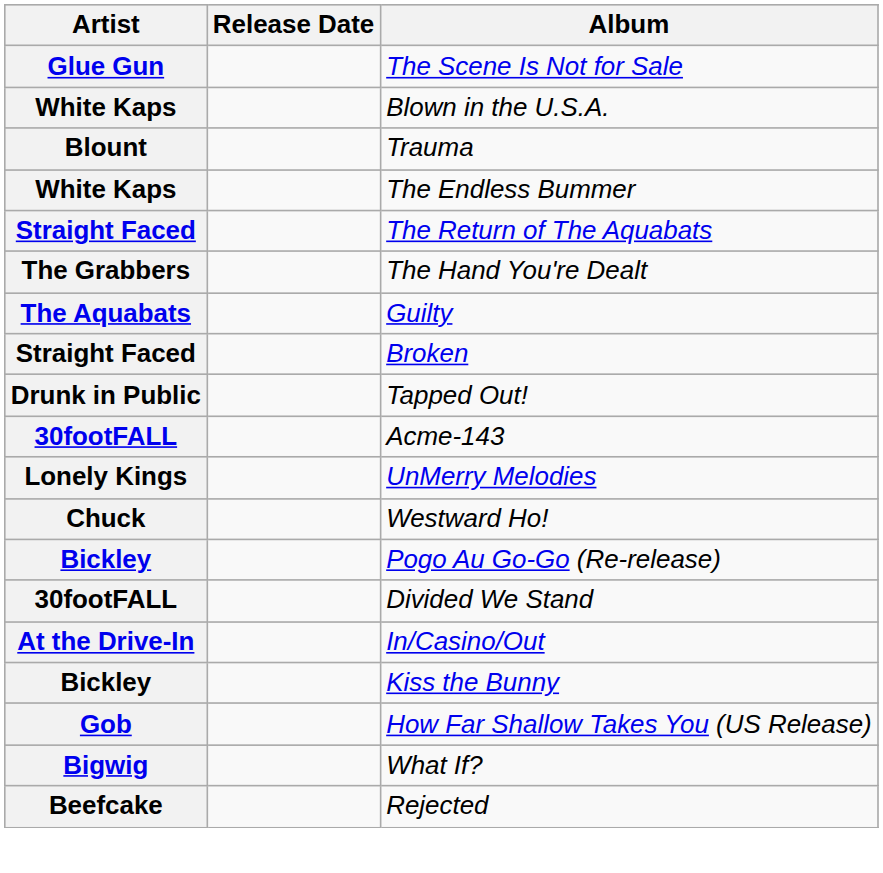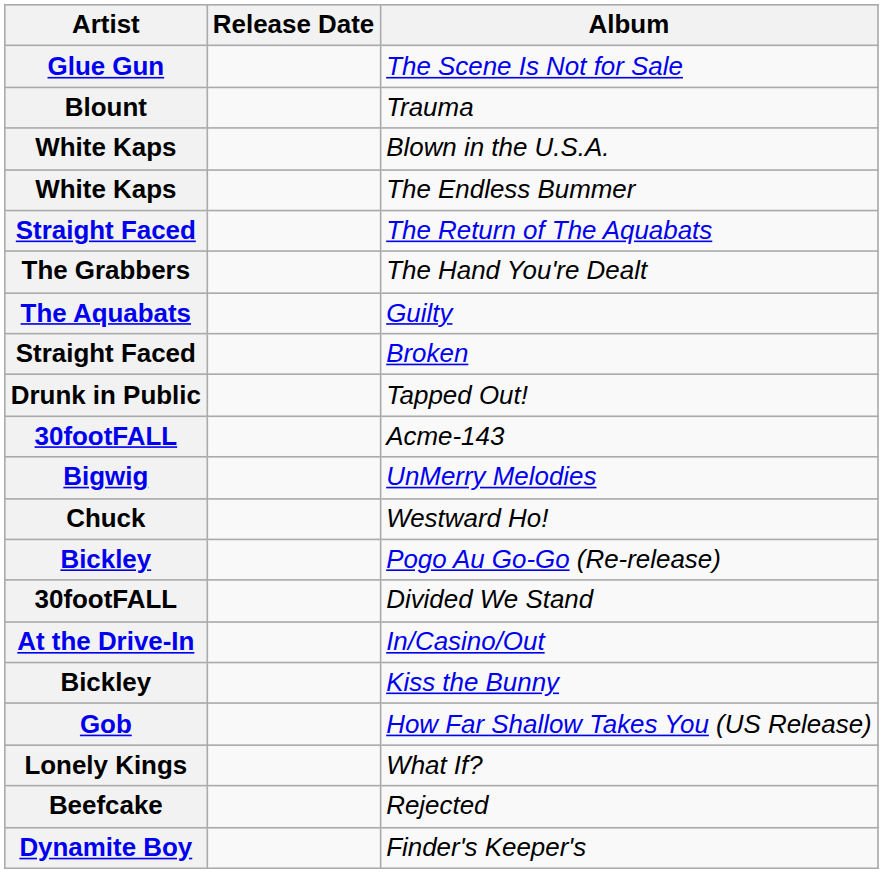rows swapped: (430, 148) <-> (498, 107)
(106, 477) Lonely Kings -> (106, 477) Bigwig
(106, 764) Bigwig -> (106, 764) Lonely Kings
+ row: (486, 847)
